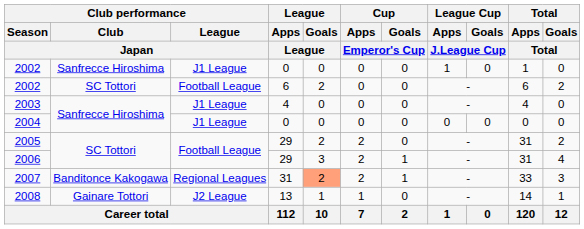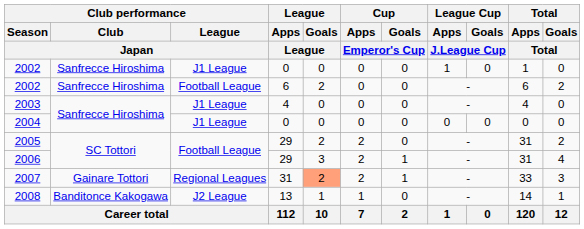(111, 86) SC Tottori -> (111, 86) Sanfrecce Hiroshima
(111, 178) Banditonce Kakogawa -> (111, 178) Gainare Tottori
(111, 196) Gainare Tottori -> (111, 196) Banditonce Kakogawa
